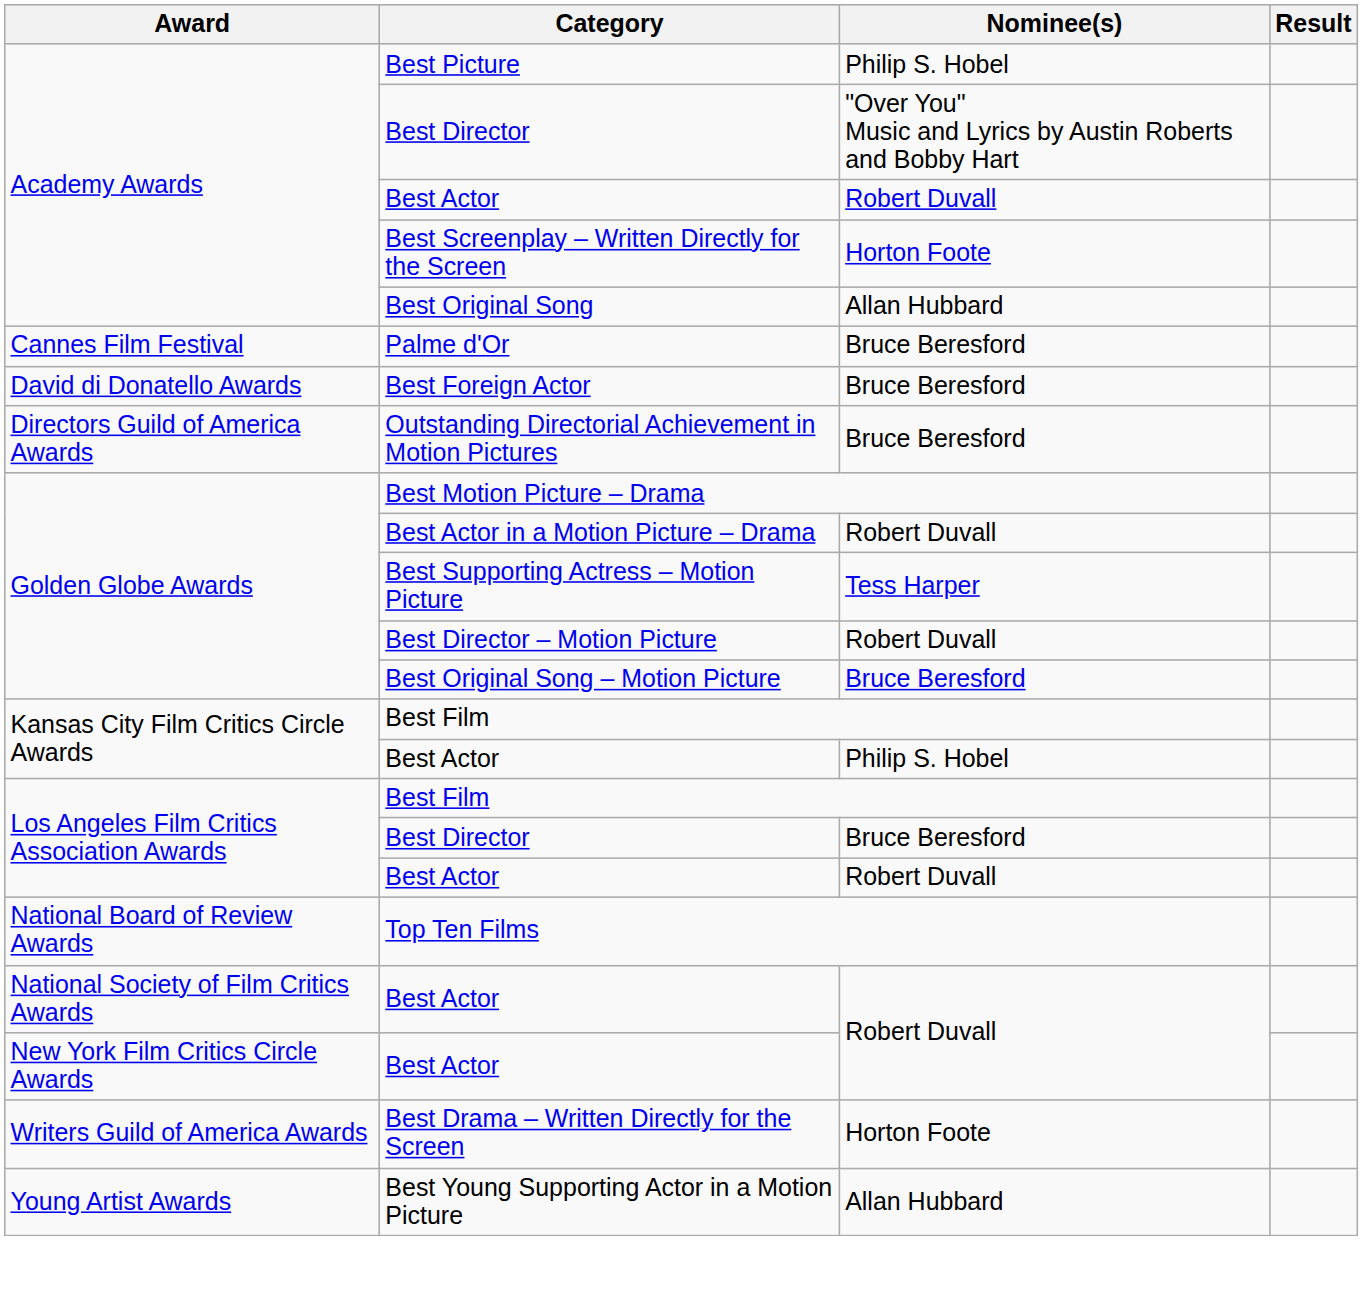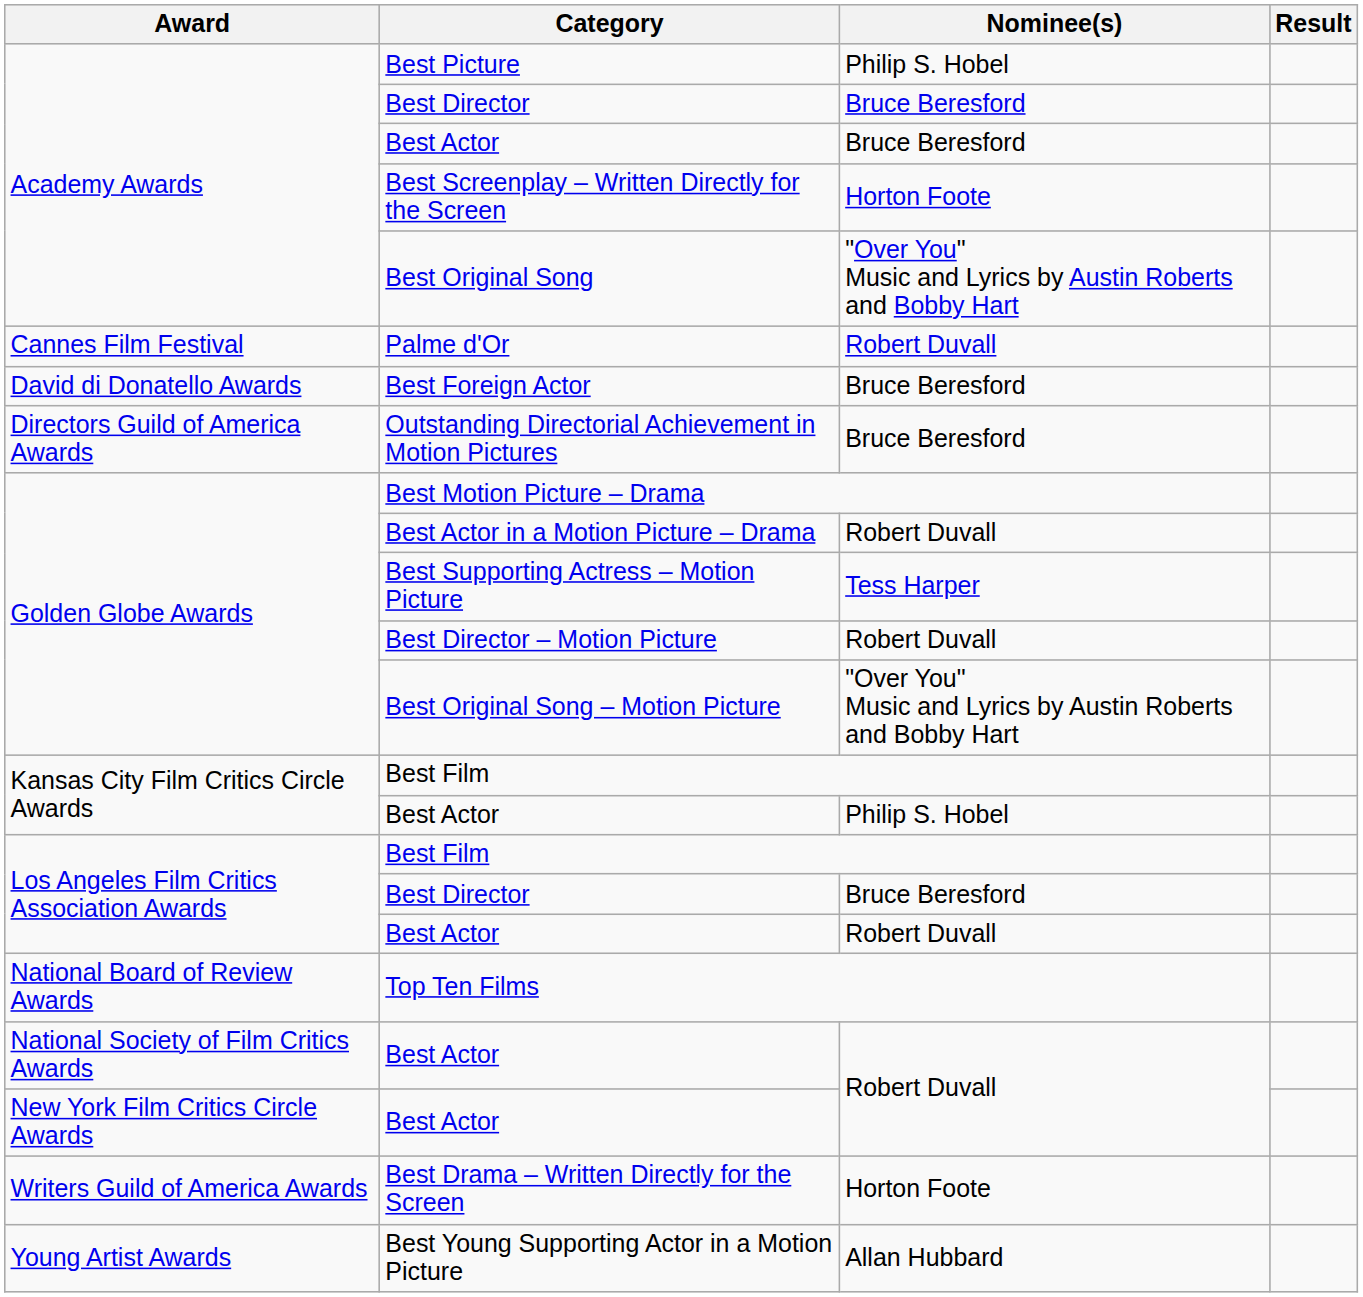(1039, 131) "Over You" Music and Lyrics by Austin Roberts and Bobby Hart -> (935, 103) Bruce Beresford
(921, 199) Robert Duvall -> (935, 143) Bruce Beresford
(924, 306) Allan Hubbard -> (1039, 278) "Over You" Music and Lyrics by Austin Roberts and Bobby Hart
(935, 346) Bruce Beresford -> (921, 346) Robert Duvall
(935, 679) Bruce Beresford -> (1039, 707) "Over You" Music and Lyrics by Austin Roberts and Bobby Hart
